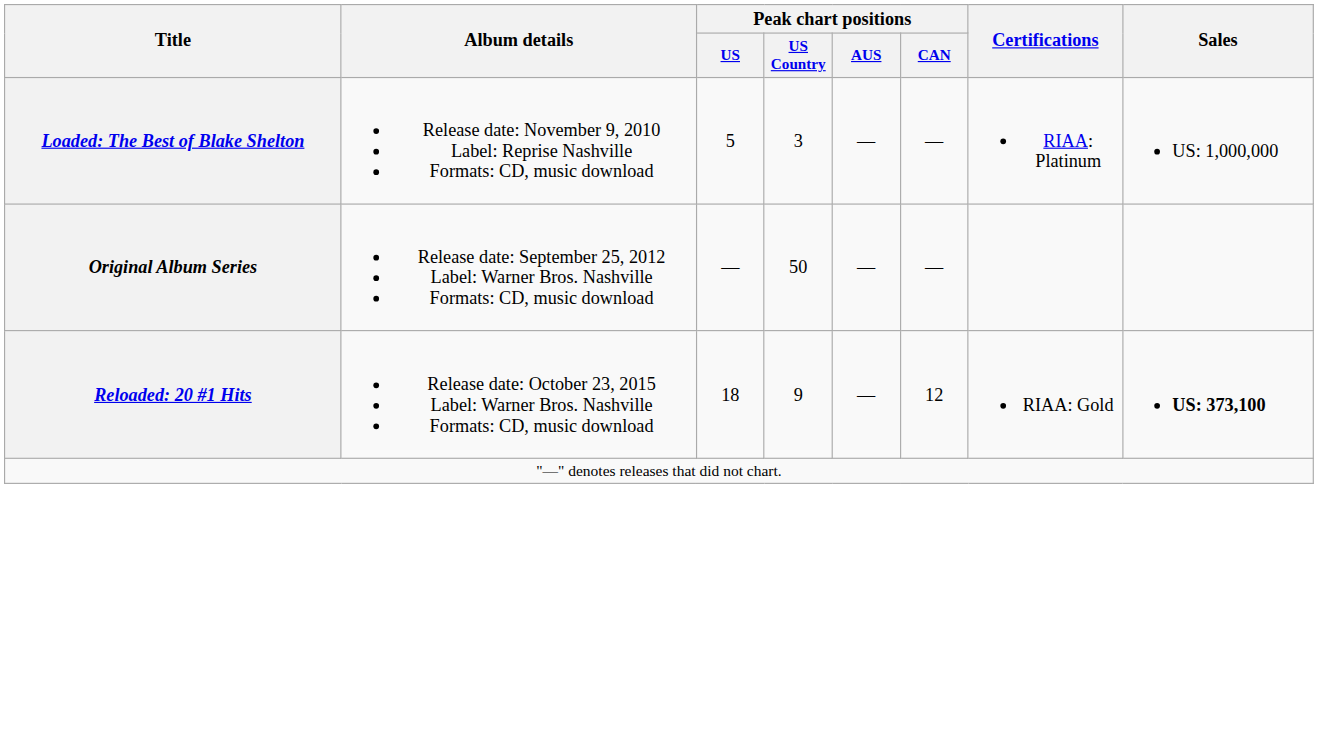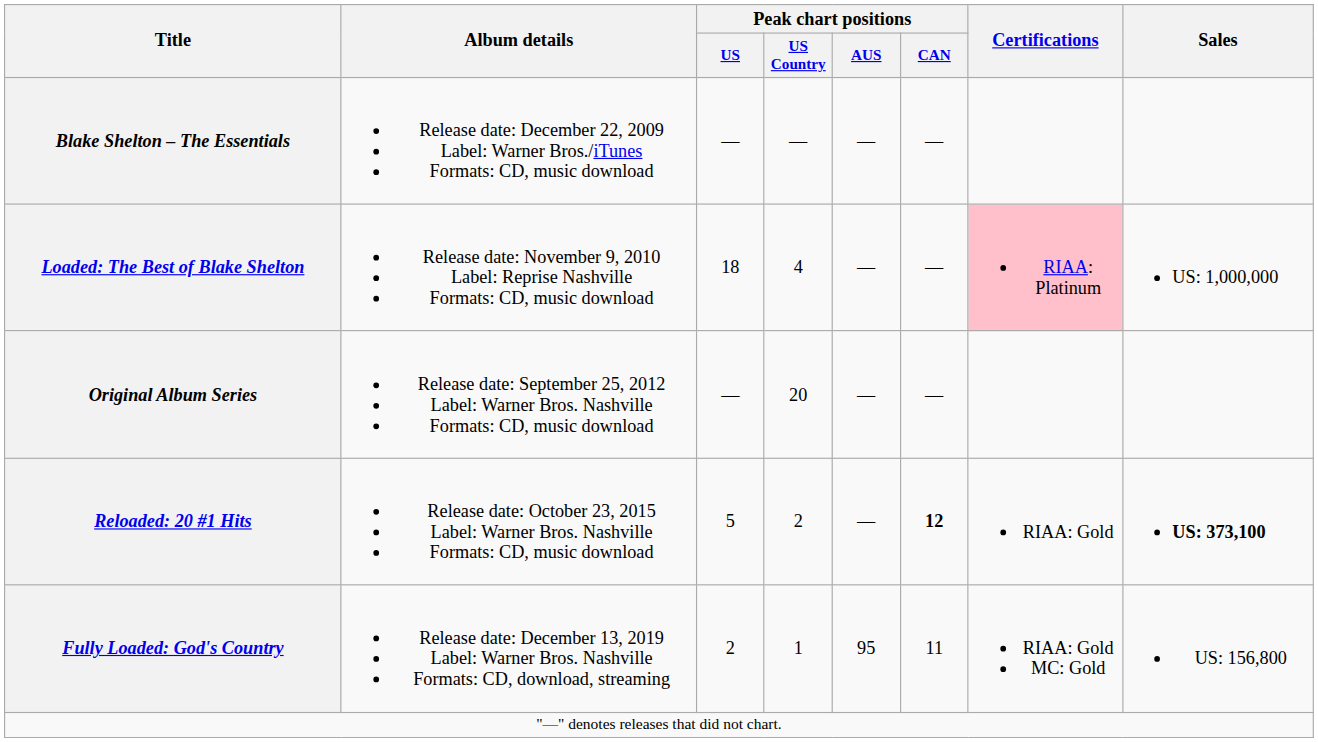+ row: (173, 140)
(730, 140) 5 -> (730, 267) 18
(798, 140) 3 -> (798, 267) 4
(1045, 151) no background -> (1045, 278) pink background
(798, 267) 50 -> (798, 394) 20
(730, 394) 18 -> (730, 521) 5
(798, 394) 9 -> (798, 521) 2
(934, 394) normal -> (934, 521) bold
+ row: (173, 648)
